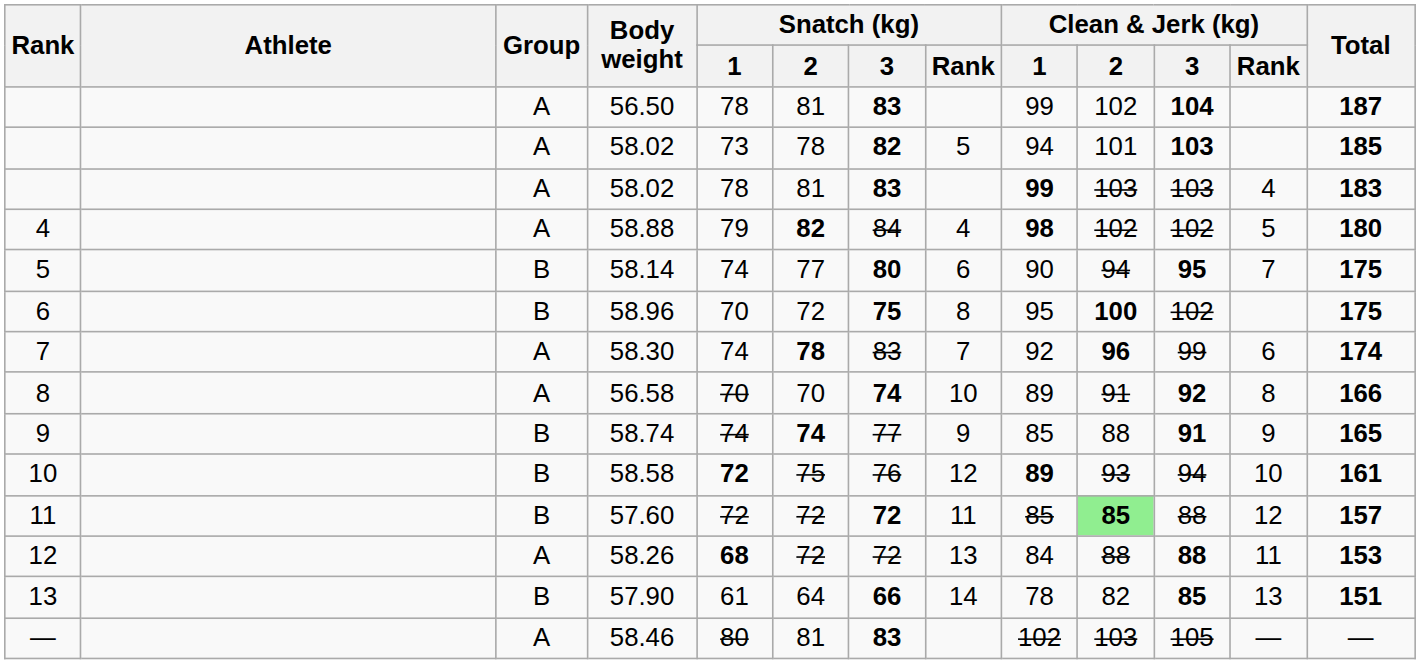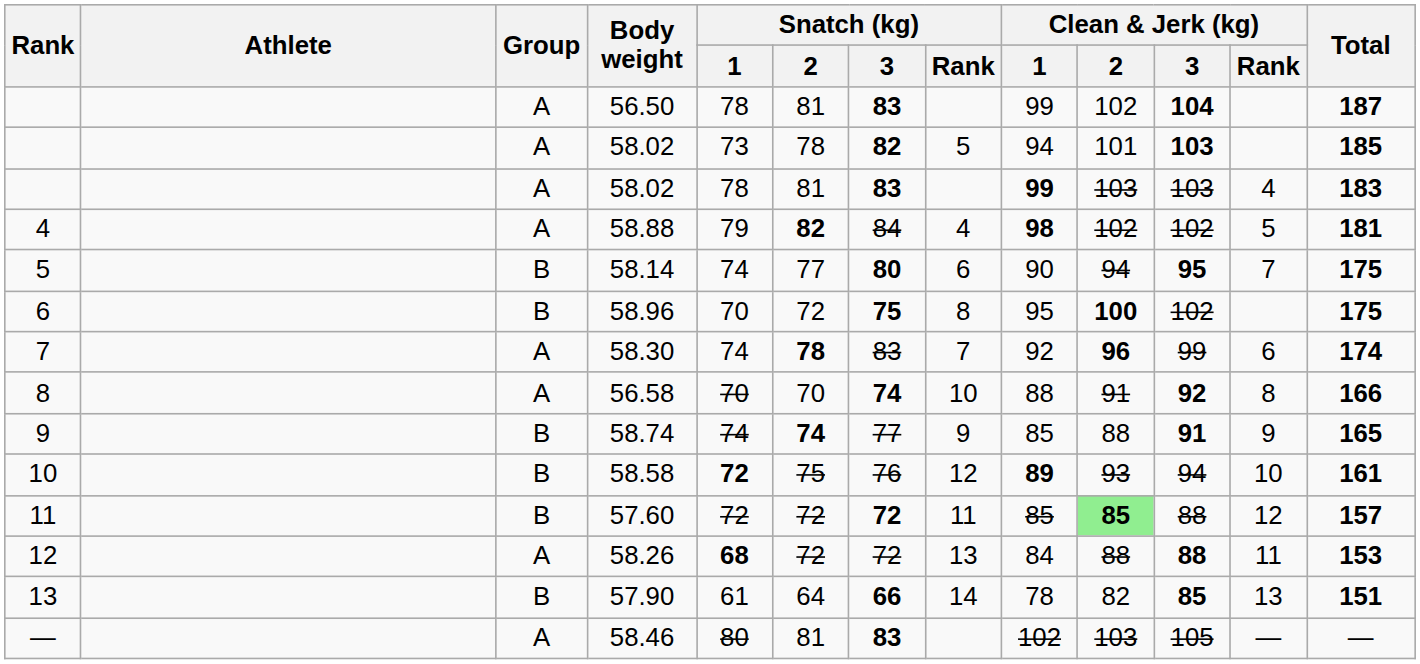(1361, 229) 180 -> (1361, 229) 181
(1040, 392) 89 -> (1040, 392) 88
